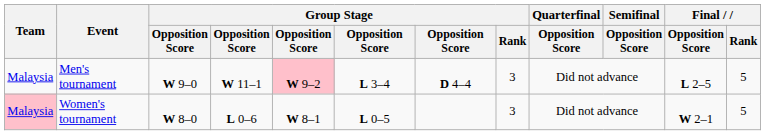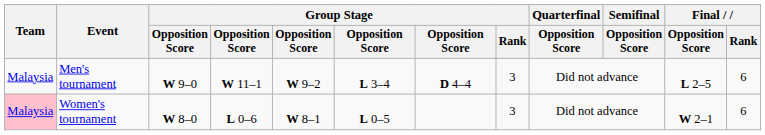(303, 84) pink background -> (303, 84) no background
(743, 76) 5 -> (743, 76) 6
(743, 112) 5 -> (743, 112) 6
